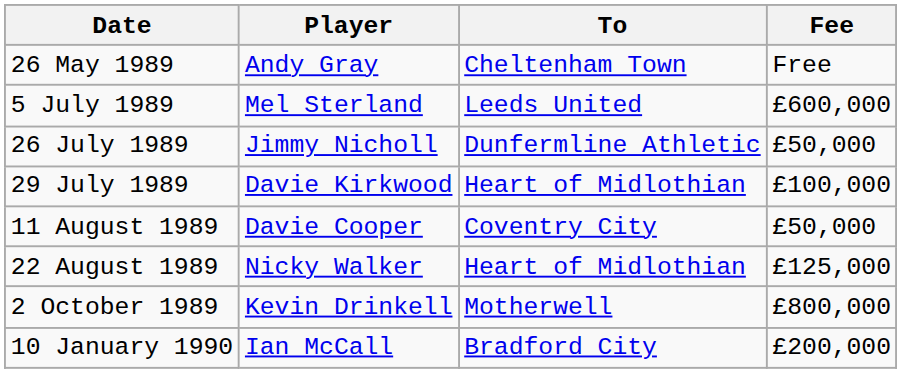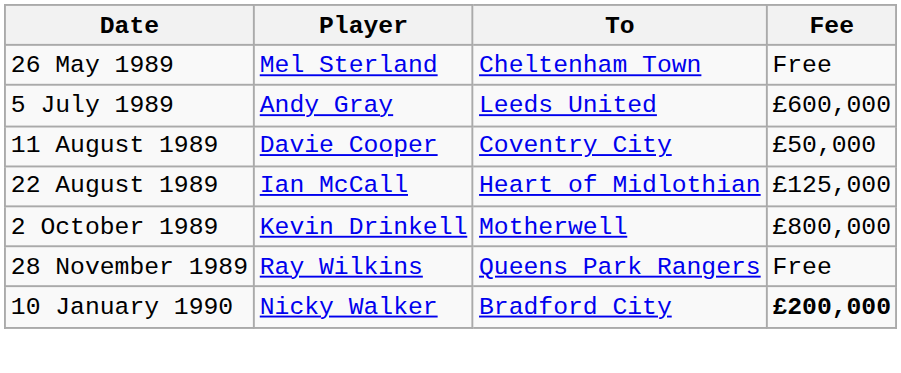(312, 65) Andy Gray -> (349, 65) Mel Sterland
(334, 106) Mel Sterland -> (326, 106) Andy Gray
- row: (100, 146)
- row: (100, 186)
(334, 267) Nicky Walker -> (334, 186) Ian McCall
+ row: (129, 267)
(319, 347) Ian McCall -> (349, 307) Nicky Walker
(832, 347) normal -> (832, 307) bold
